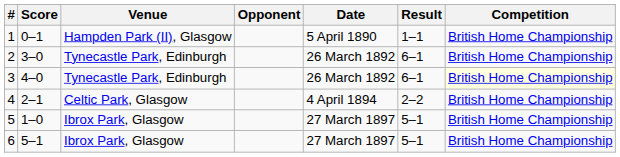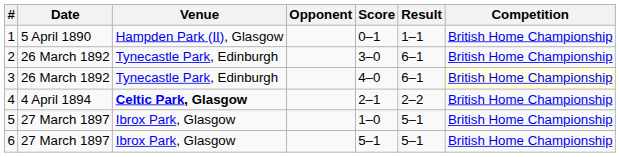columns swapped: (351, 15) <-> (39, 15)
(126, 99) normal -> (181, 99) bold
